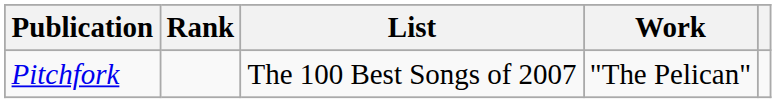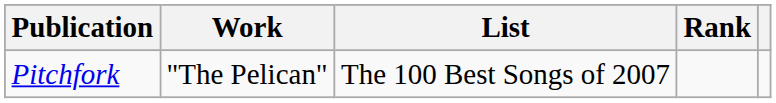columns swapped: (670, 27) <-> (200, 27)
